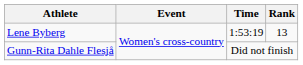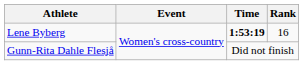(246, 32) normal -> (247, 32) bold
(282, 32) 13 -> (283, 32) 16
